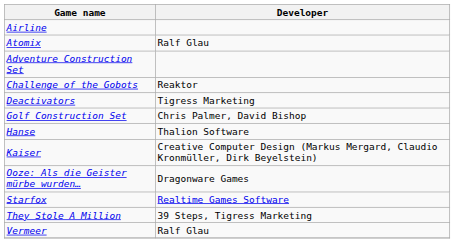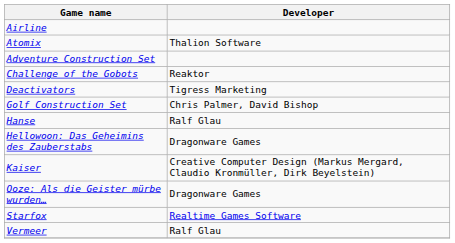(183, 43) Ralf Glau -> (215, 43) Thalion Software
(203, 131) Thalion Software -> (195, 120) Ralf Glau
+ row: (75, 141)
- row: (64, 215)
